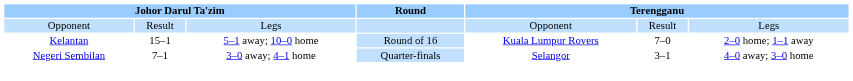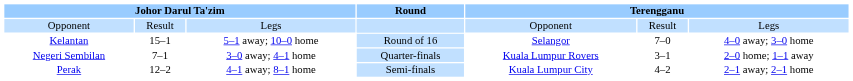(551, 40) Kuala Lumpur Rovers -> (551, 40) Selangor
(769, 40) 2–0 home; 1–1 away -> (769, 40) 4–0 away; 3–0 home
(551, 55) Selangor -> (551, 55) Kuala Lumpur Rovers
(769, 55) 4–0 away; 3–0 home -> (769, 55) 2–0 home; 1–1 away
+ row: (69, 70)
